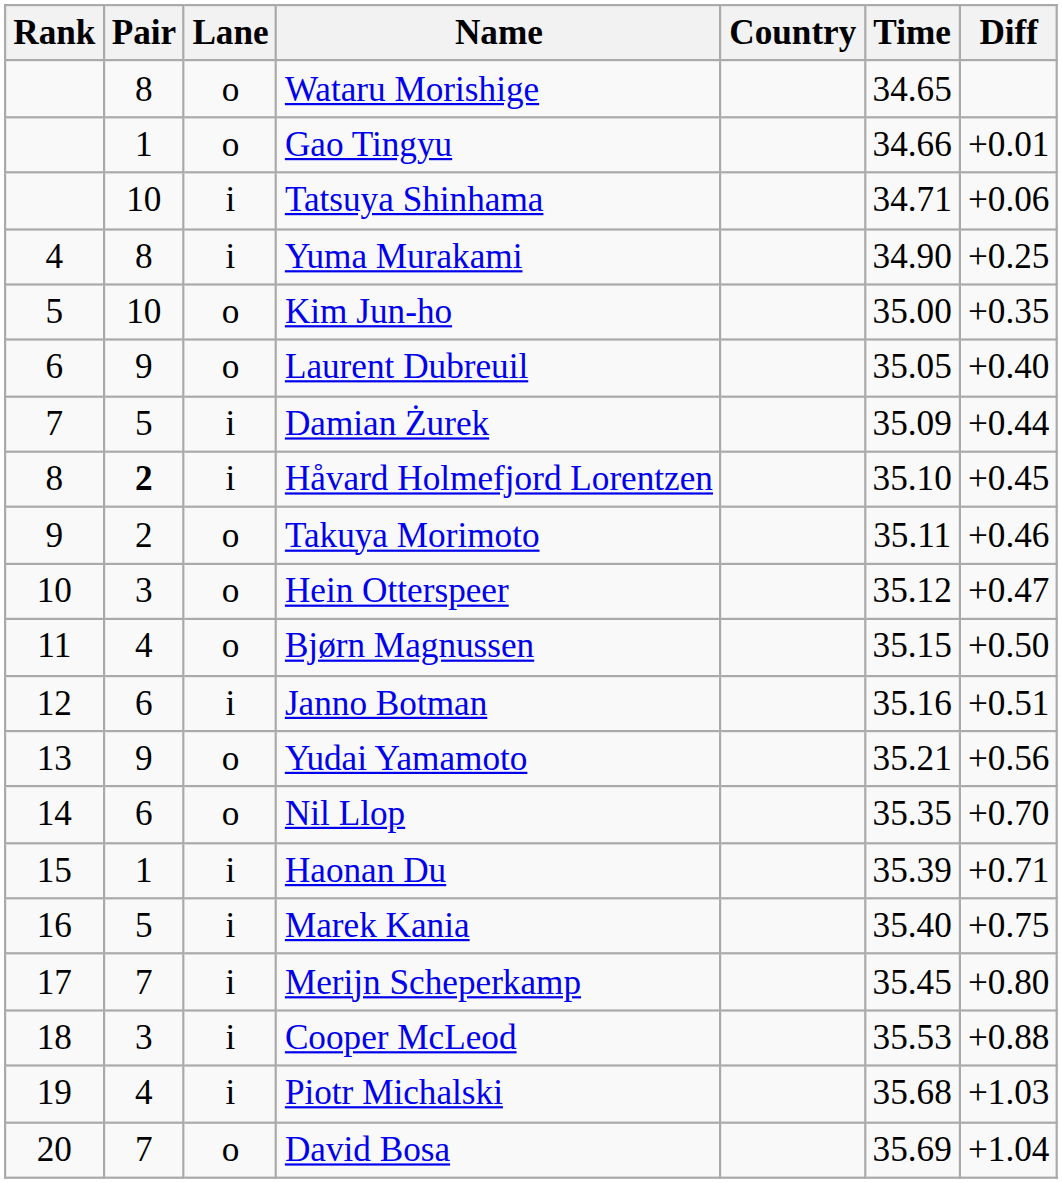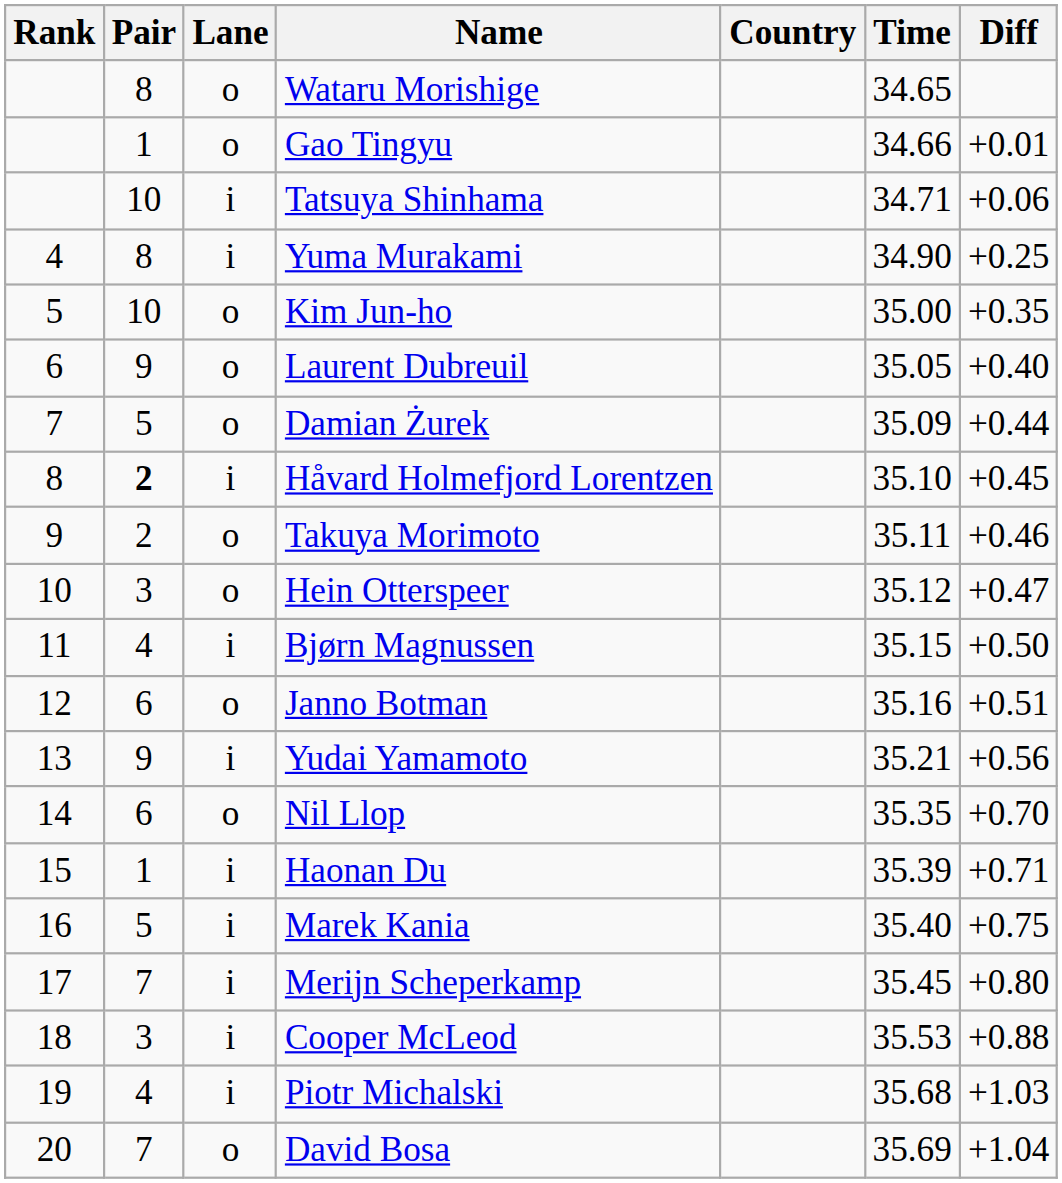(231, 423) i -> (230, 423) o
(230, 646) o -> (231, 646) i
(231, 702) i -> (230, 702) o
(230, 758) o -> (231, 758) i
